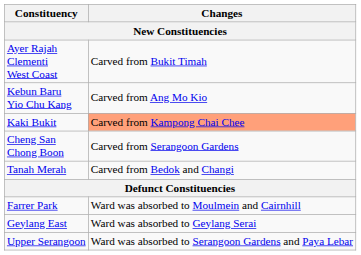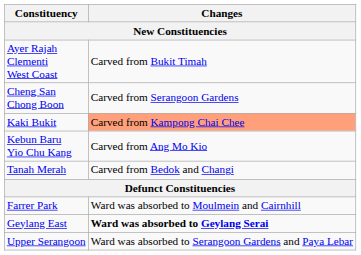rows swapped: (35, 146) <-> (39, 98)
(174, 223) normal -> (180, 223) bold
